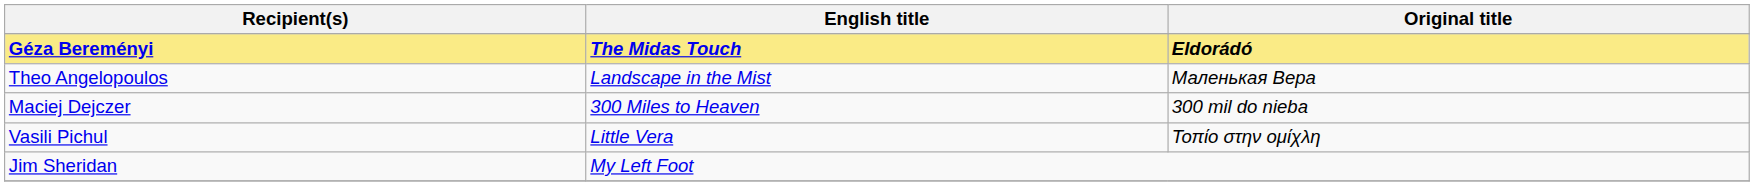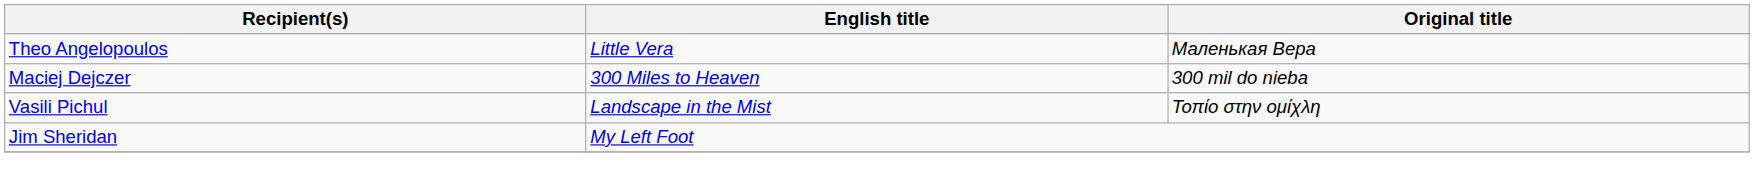- row: (81, 48)
(681, 78) Landscape in the Mist -> (632, 48) Little Vera
(632, 136) Little Vera -> (681, 107) Landscape in the Mist
